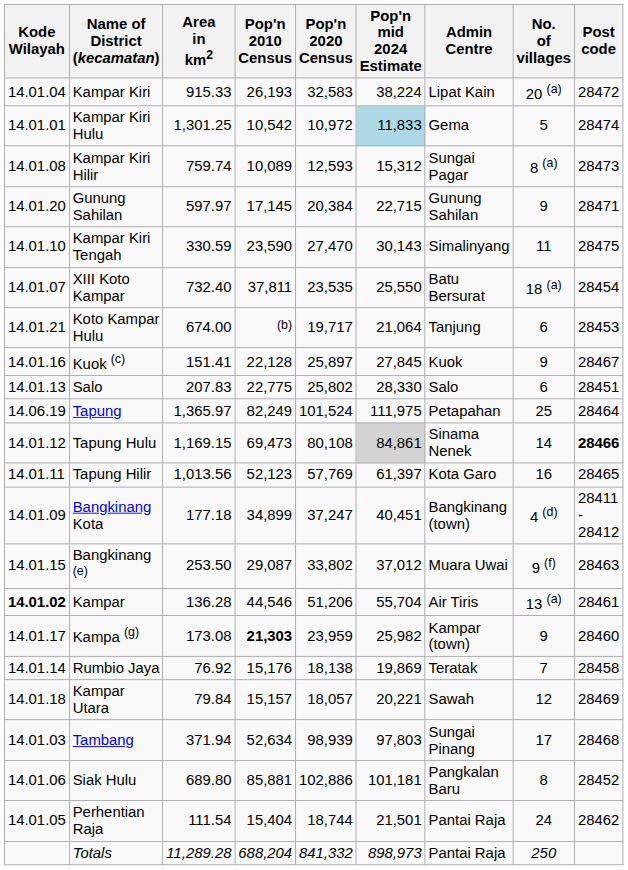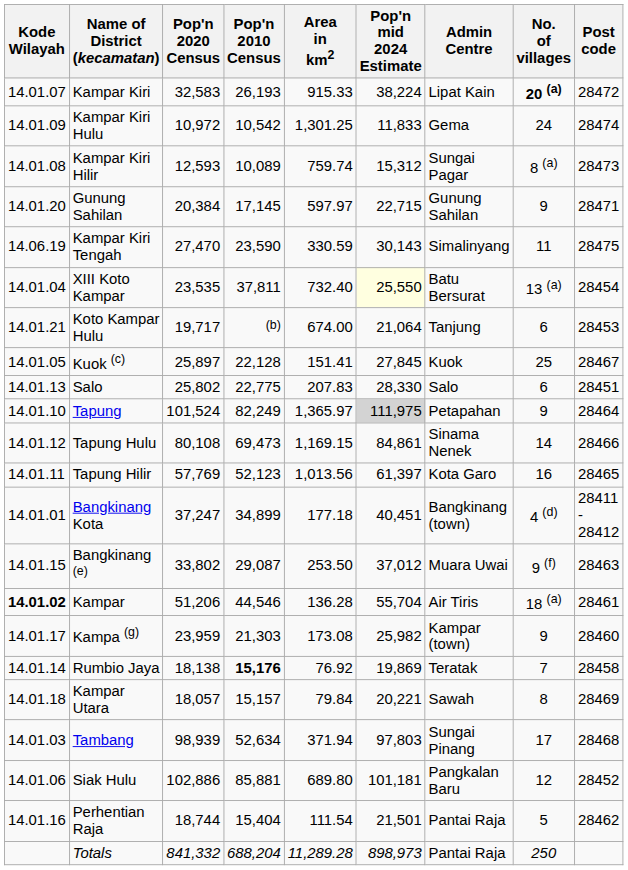columns swapped: (199, 41) <-> (326, 41)
(37, 92) 14.01.04 -> (37, 92) 14.01.07
(544, 92) normal -> (544, 92) bold
(37, 126) 14.01.01 -> (37, 126) 14.01.09
(399, 126) lightblue background -> (399, 126) no background
(544, 126) 5 -> (544, 126) 24
(37, 247) 14.01.10 -> (37, 247) 14.06.19
(37, 287) 14.01.07 -> (37, 287) 14.01.04
(399, 287) no background -> (399, 287) lightyellow background
(544, 287) 18 (a) -> (544, 287) 13 (a)
(37, 361) 14.01.16 -> (37, 361) 14.01.05
(544, 361) 9 -> (544, 361) 25
(37, 410) 14.06.19 -> (37, 410) 14.01.10
(396, 410) no background -> (396, 410) lightgrey background
(544, 410) 25 -> (544, 410) 9
(399, 442) lightgrey background -> (399, 442) no background
(599, 442) bold -> (599, 442) normal
(37, 515) 14.01.09 -> (37, 515) 14.01.01
(544, 601) 13 (a) -> (544, 601) 18 (a)
(269, 635) bold -> (258, 635) normal
(269, 667) normal -> (258, 667) bold
(544, 699) 12 -> (544, 699) 8
(544, 780) 8 -> (544, 780) 12
(37, 820) 14.01.05 -> (37, 820) 14.01.16
(544, 820) 24 -> (544, 820) 5
